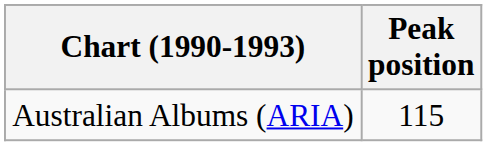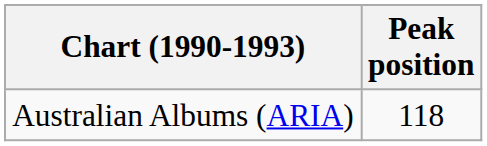(421, 114) 115 -> (421, 114) 118
